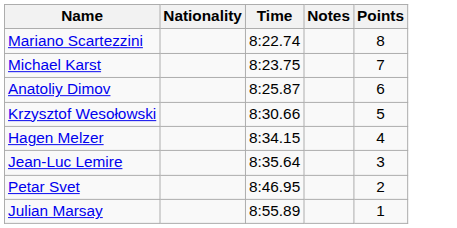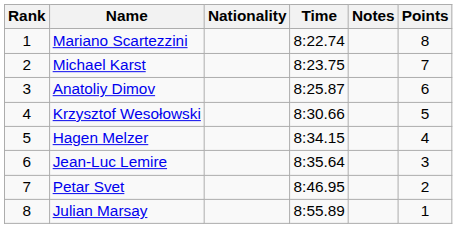+ column: (27, 16)
